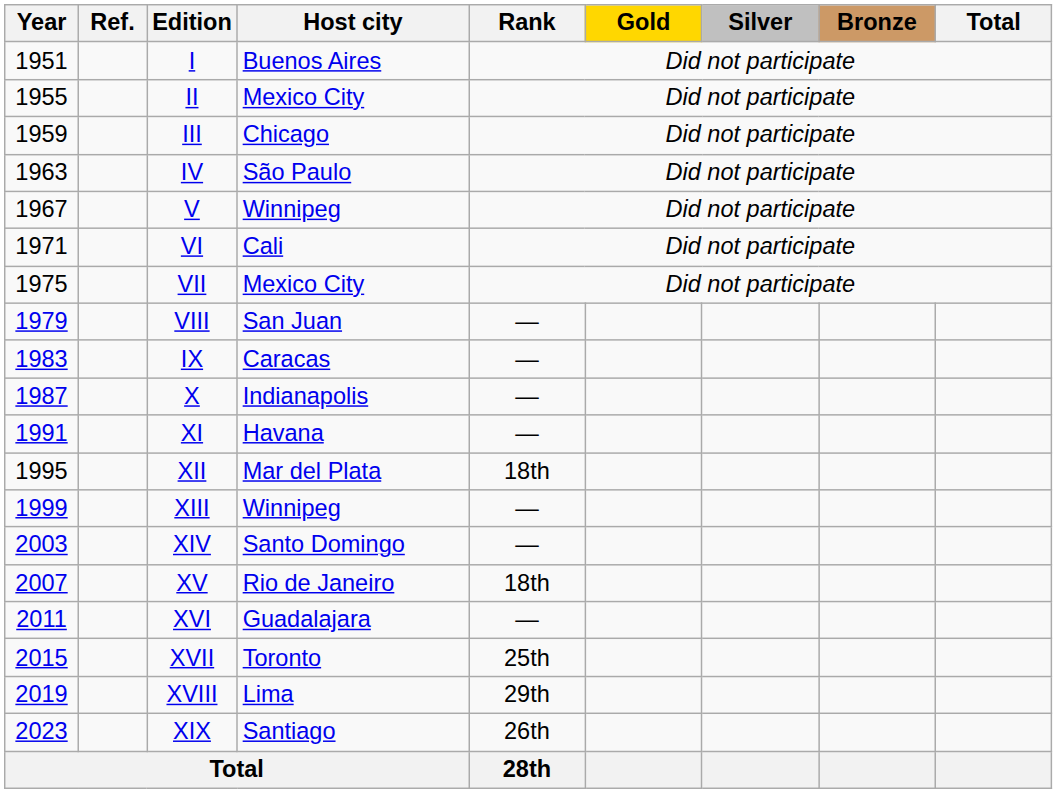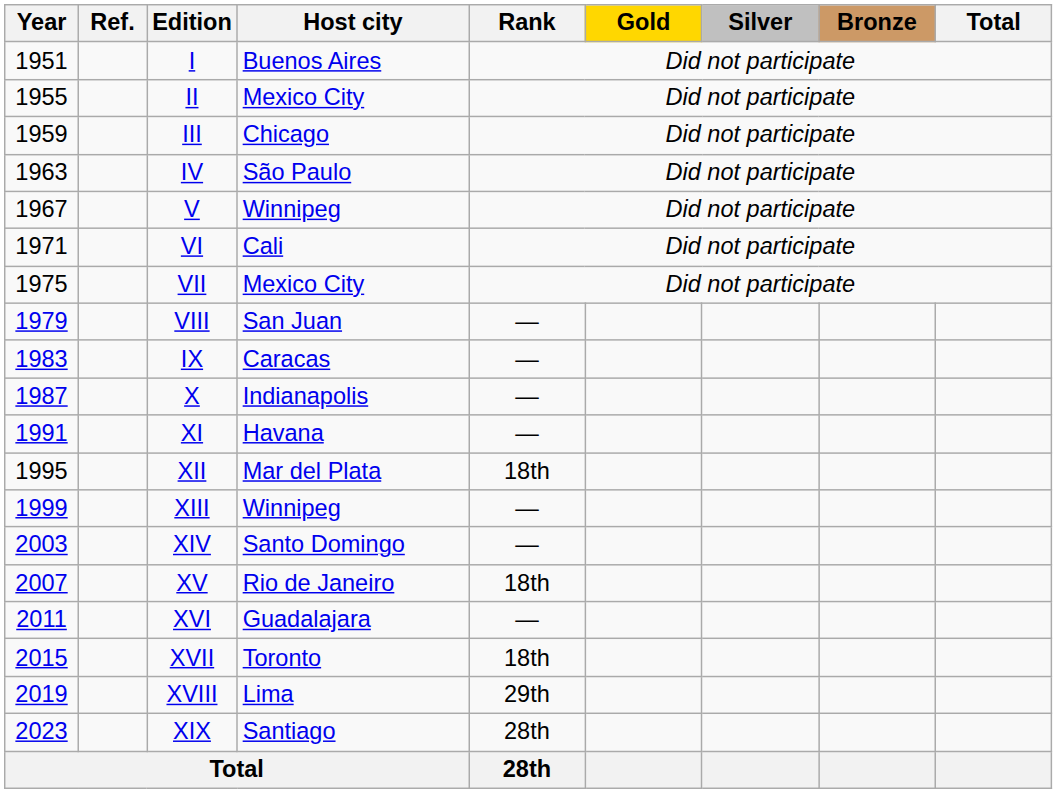(527, 657) 25th -> (527, 657) 18th
(527, 731) 26th -> (527, 731) 28th
